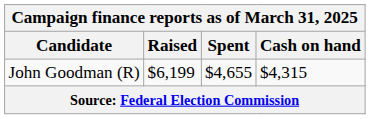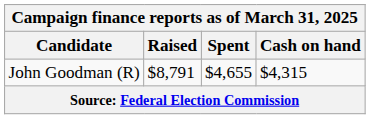(171, 72) $6,199 -> (171, 72) $8,791
